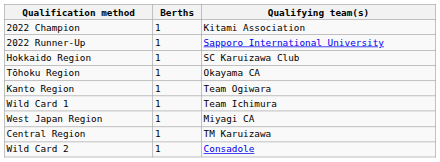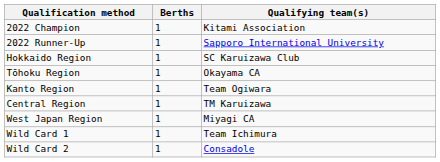rows swapped: (46, 134) <-> (38, 104)
